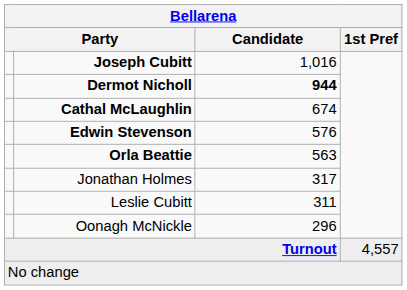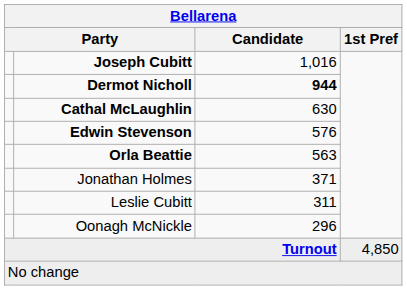(324, 109) 674 -> (324, 109) 630
(324, 179) 317 -> (324, 179) 371
(380, 249) 4,557 -> (380, 249) 4,850
